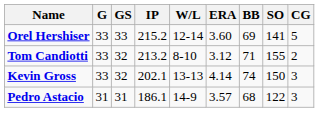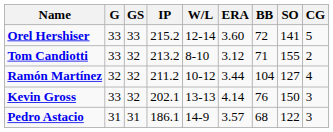(249, 35) 69 -> (261, 35) 72
+ row: (55, 76)
(249, 76) 74 -> (261, 96) 76
